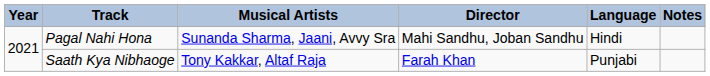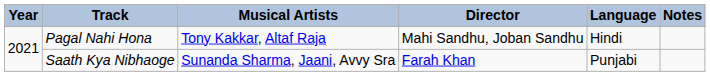(288, 37) Sunanda Sharma, Jaani, Avvy Sra -> (254, 37) Tony Kakkar, Altaf Raja
(254, 60) Tony Kakkar, Altaf Raja -> (288, 60) Sunanda Sharma, Jaani, Avvy Sra
